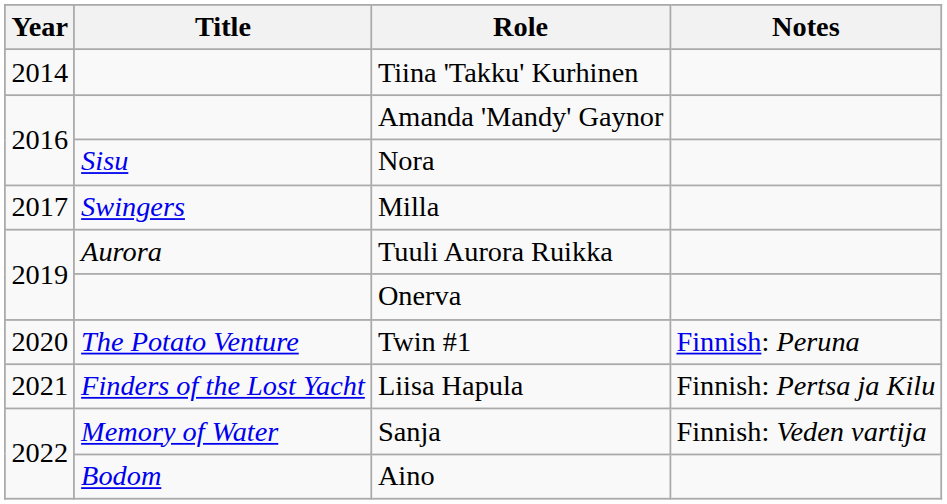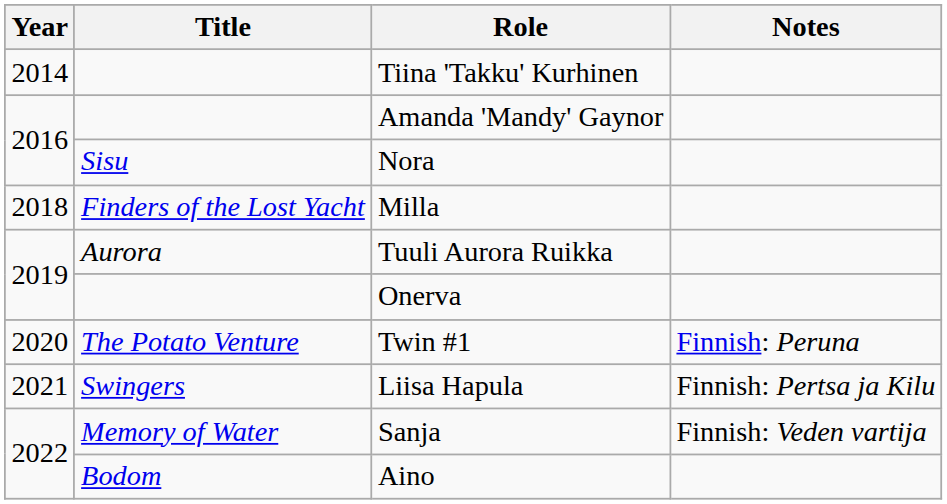(40, 206) 2017 -> (40, 206) 2018
(133, 206) Swingers -> (223, 206) Finders of the Lost Yacht
(223, 386) Finders of the Lost Yacht -> (133, 386) Swingers
